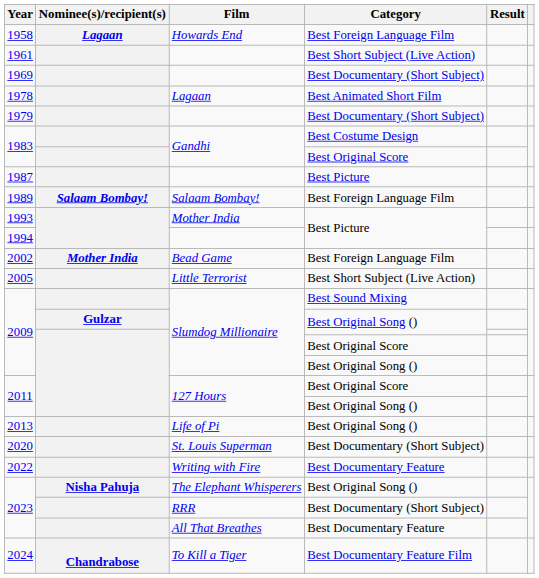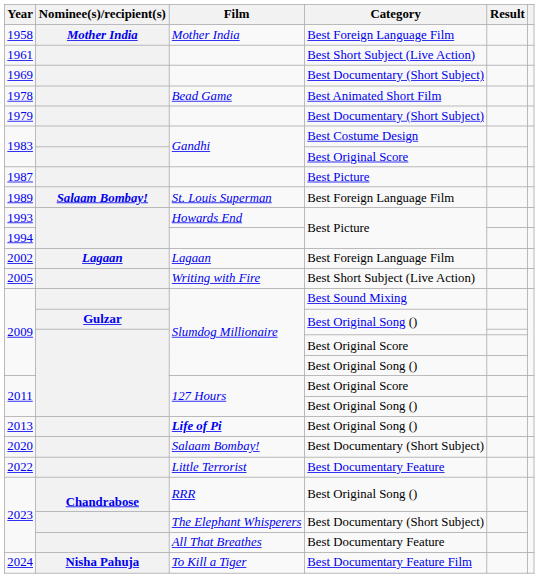(102, 34) Lagaan -> (102, 34) Mother India
(207, 34) Howards End -> (206, 34) Mother India
(191, 95) Lagaan -> (202, 95) Bead Game
(216, 197) Salaam Bombay! -> (222, 197) St. Louis Superman
(206, 217) Mother India -> (207, 217) Howards End
(102, 258) Mother India -> (102, 258) Lagaan
(202, 258) Bead Game -> (191, 258) Lagaan
(209, 278) Little Terrorist -> (216, 278) Writing with Fire
(196, 426) normal -> (197, 426) bold
(222, 446) St. Louis Superman -> (216, 446) Salaam Bombay!
(216, 467) Writing with Fire -> (209, 467) Little Terrorist
(102, 487) Nisha Pahuja -> (102, 501) Chandrabose
(237, 487) The Elephant Whisperers -> (184, 494) RRR
(184, 507) RRR -> (237, 522) The Elephant Whisperers
(102, 562) Chandrabose -> (102, 562) Nisha Pahuja
